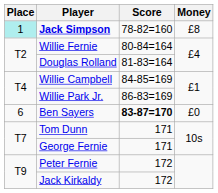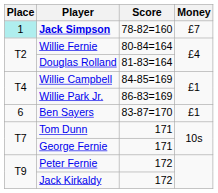(194, 29) £8 -> (194, 29) £7
(147, 113) bold -> (147, 113) normal
(194, 113) £0 -> (194, 113) £1
